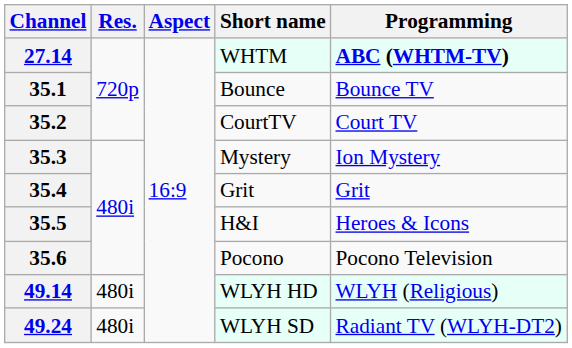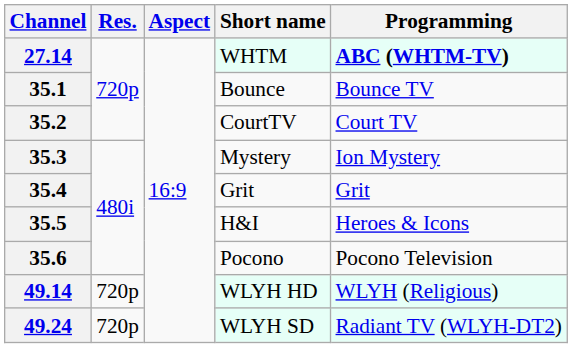(115, 291) 480i -> (118, 291) 720p
(115, 325) 480i -> (118, 325) 720p
